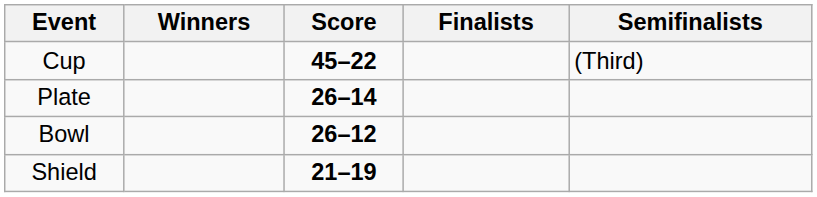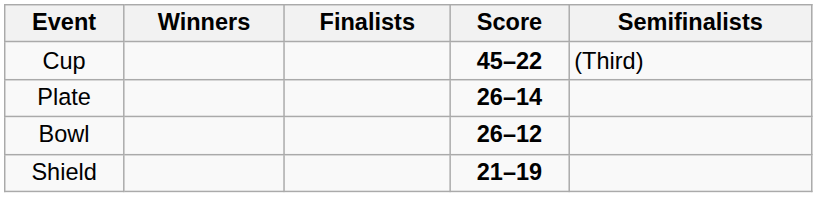columns swapped: (344, 23) <-> (486, 23)
